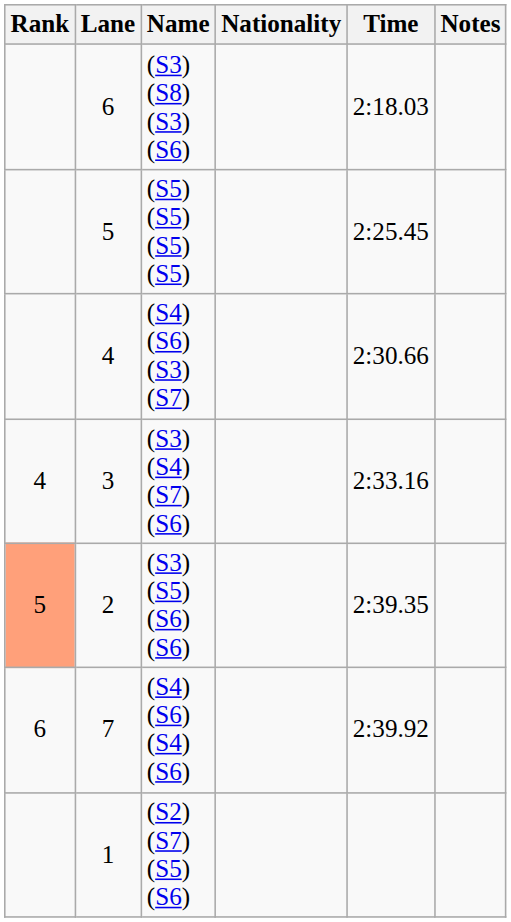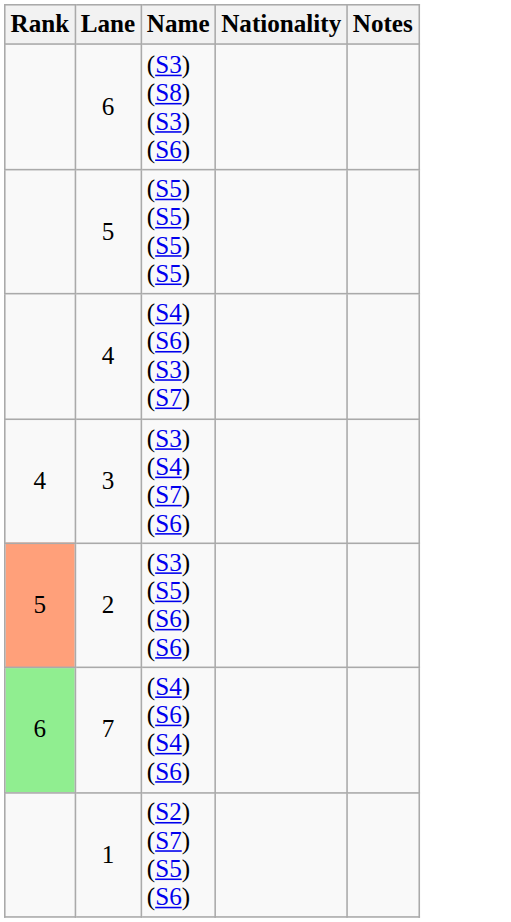- column: (391, 24)
(40, 729) no background -> (40, 729) lightgreen background
